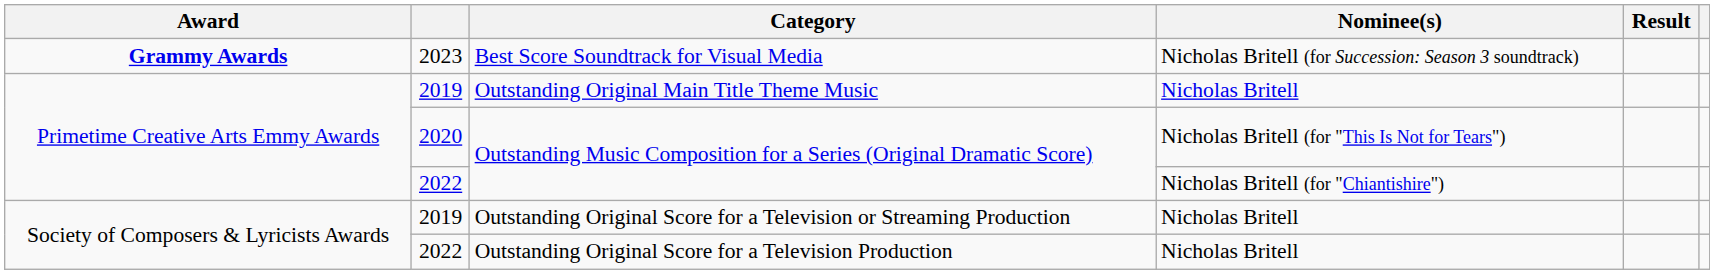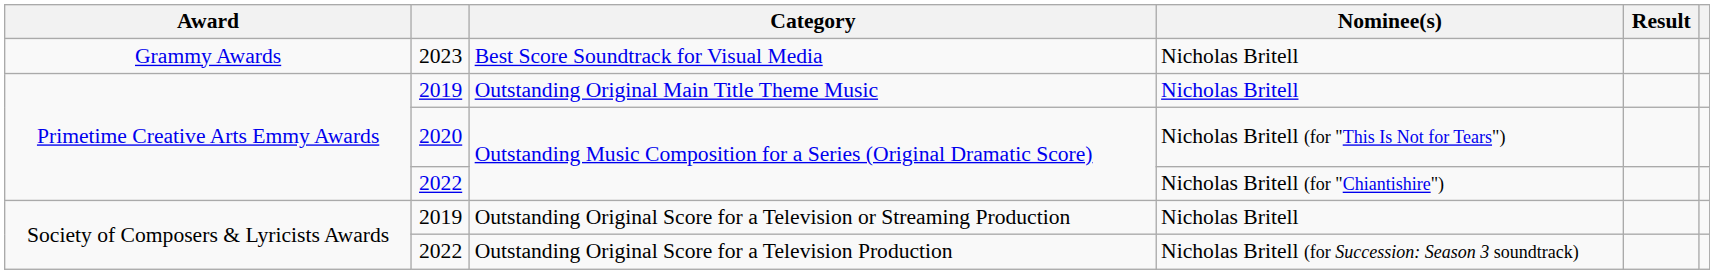(208, 55) bold -> (208, 55) normal
(1370, 55) Nicholas Britell (for Succession: Season 3 soundtrack) -> (1230, 55) Nicholas Britell
(1230, 251) Nicholas Britell -> (1370, 251) Nicholas Britell (for Succession: Season 3 soundtrack)
